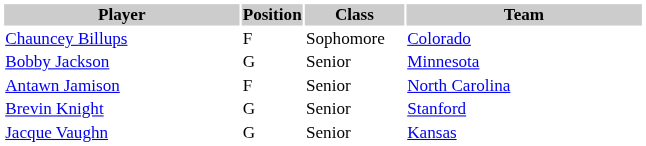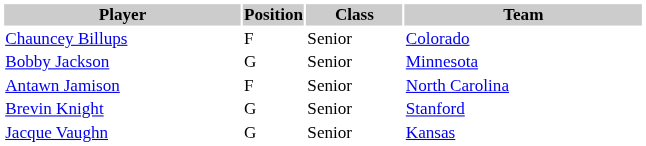(345, 38) Sophomore -> (330, 38) Senior
